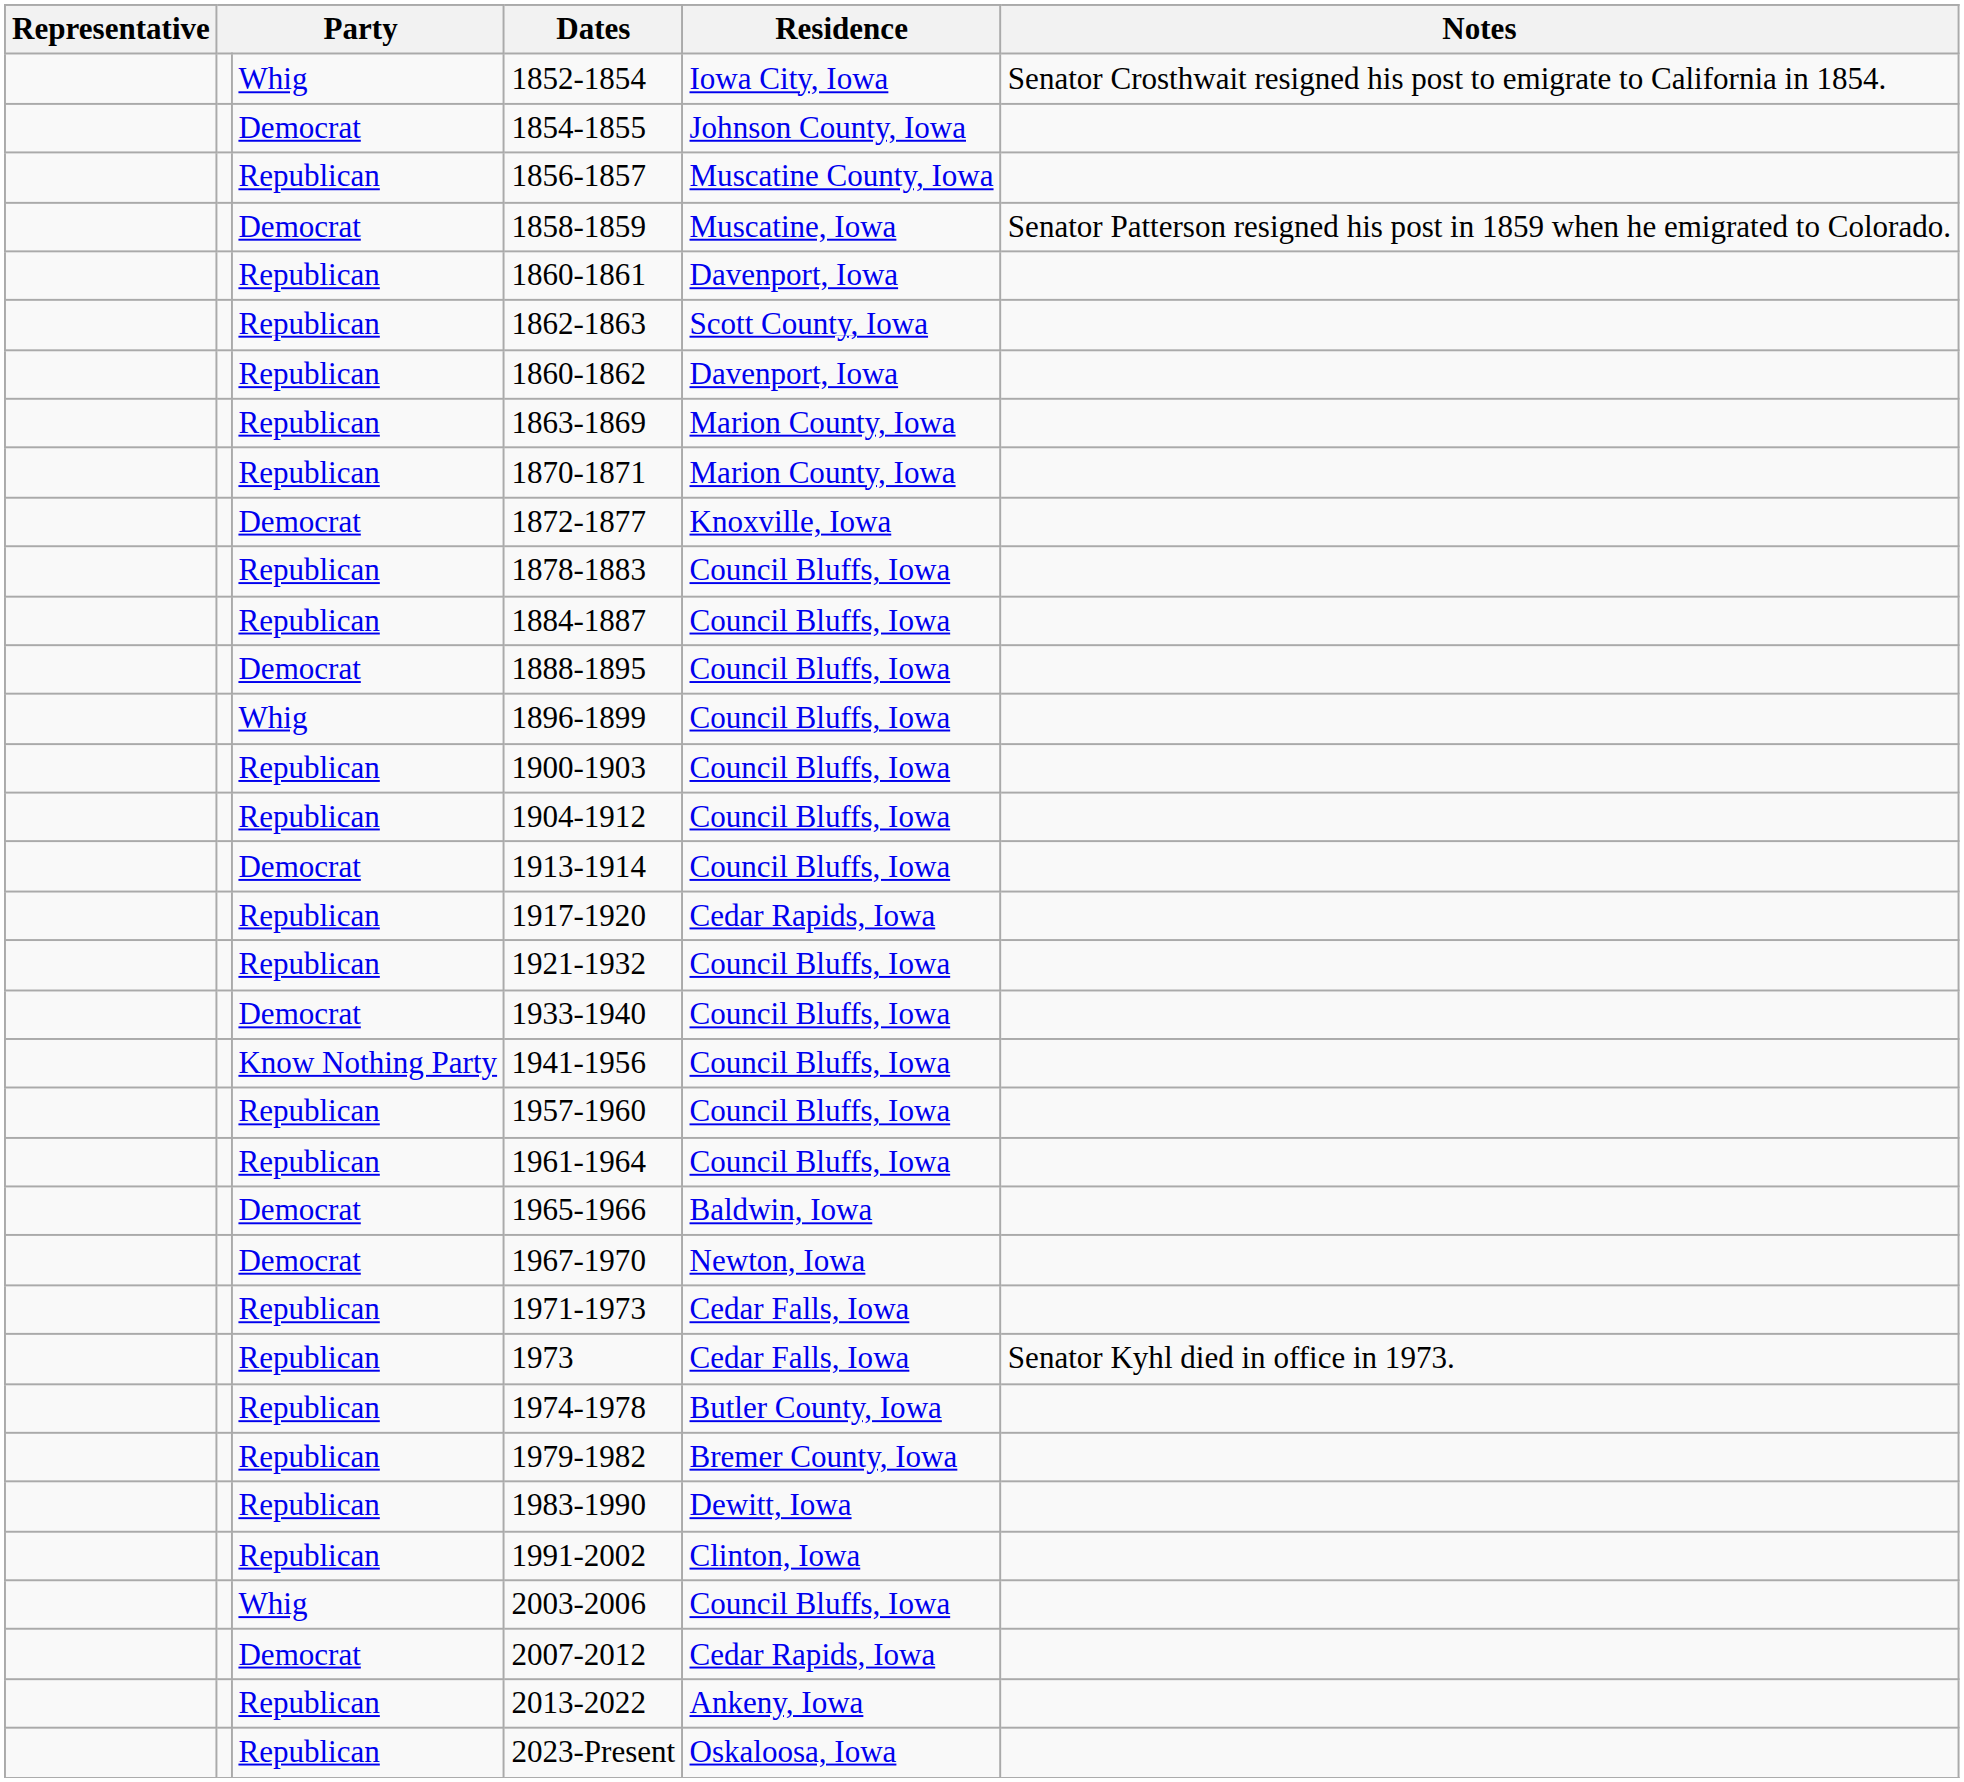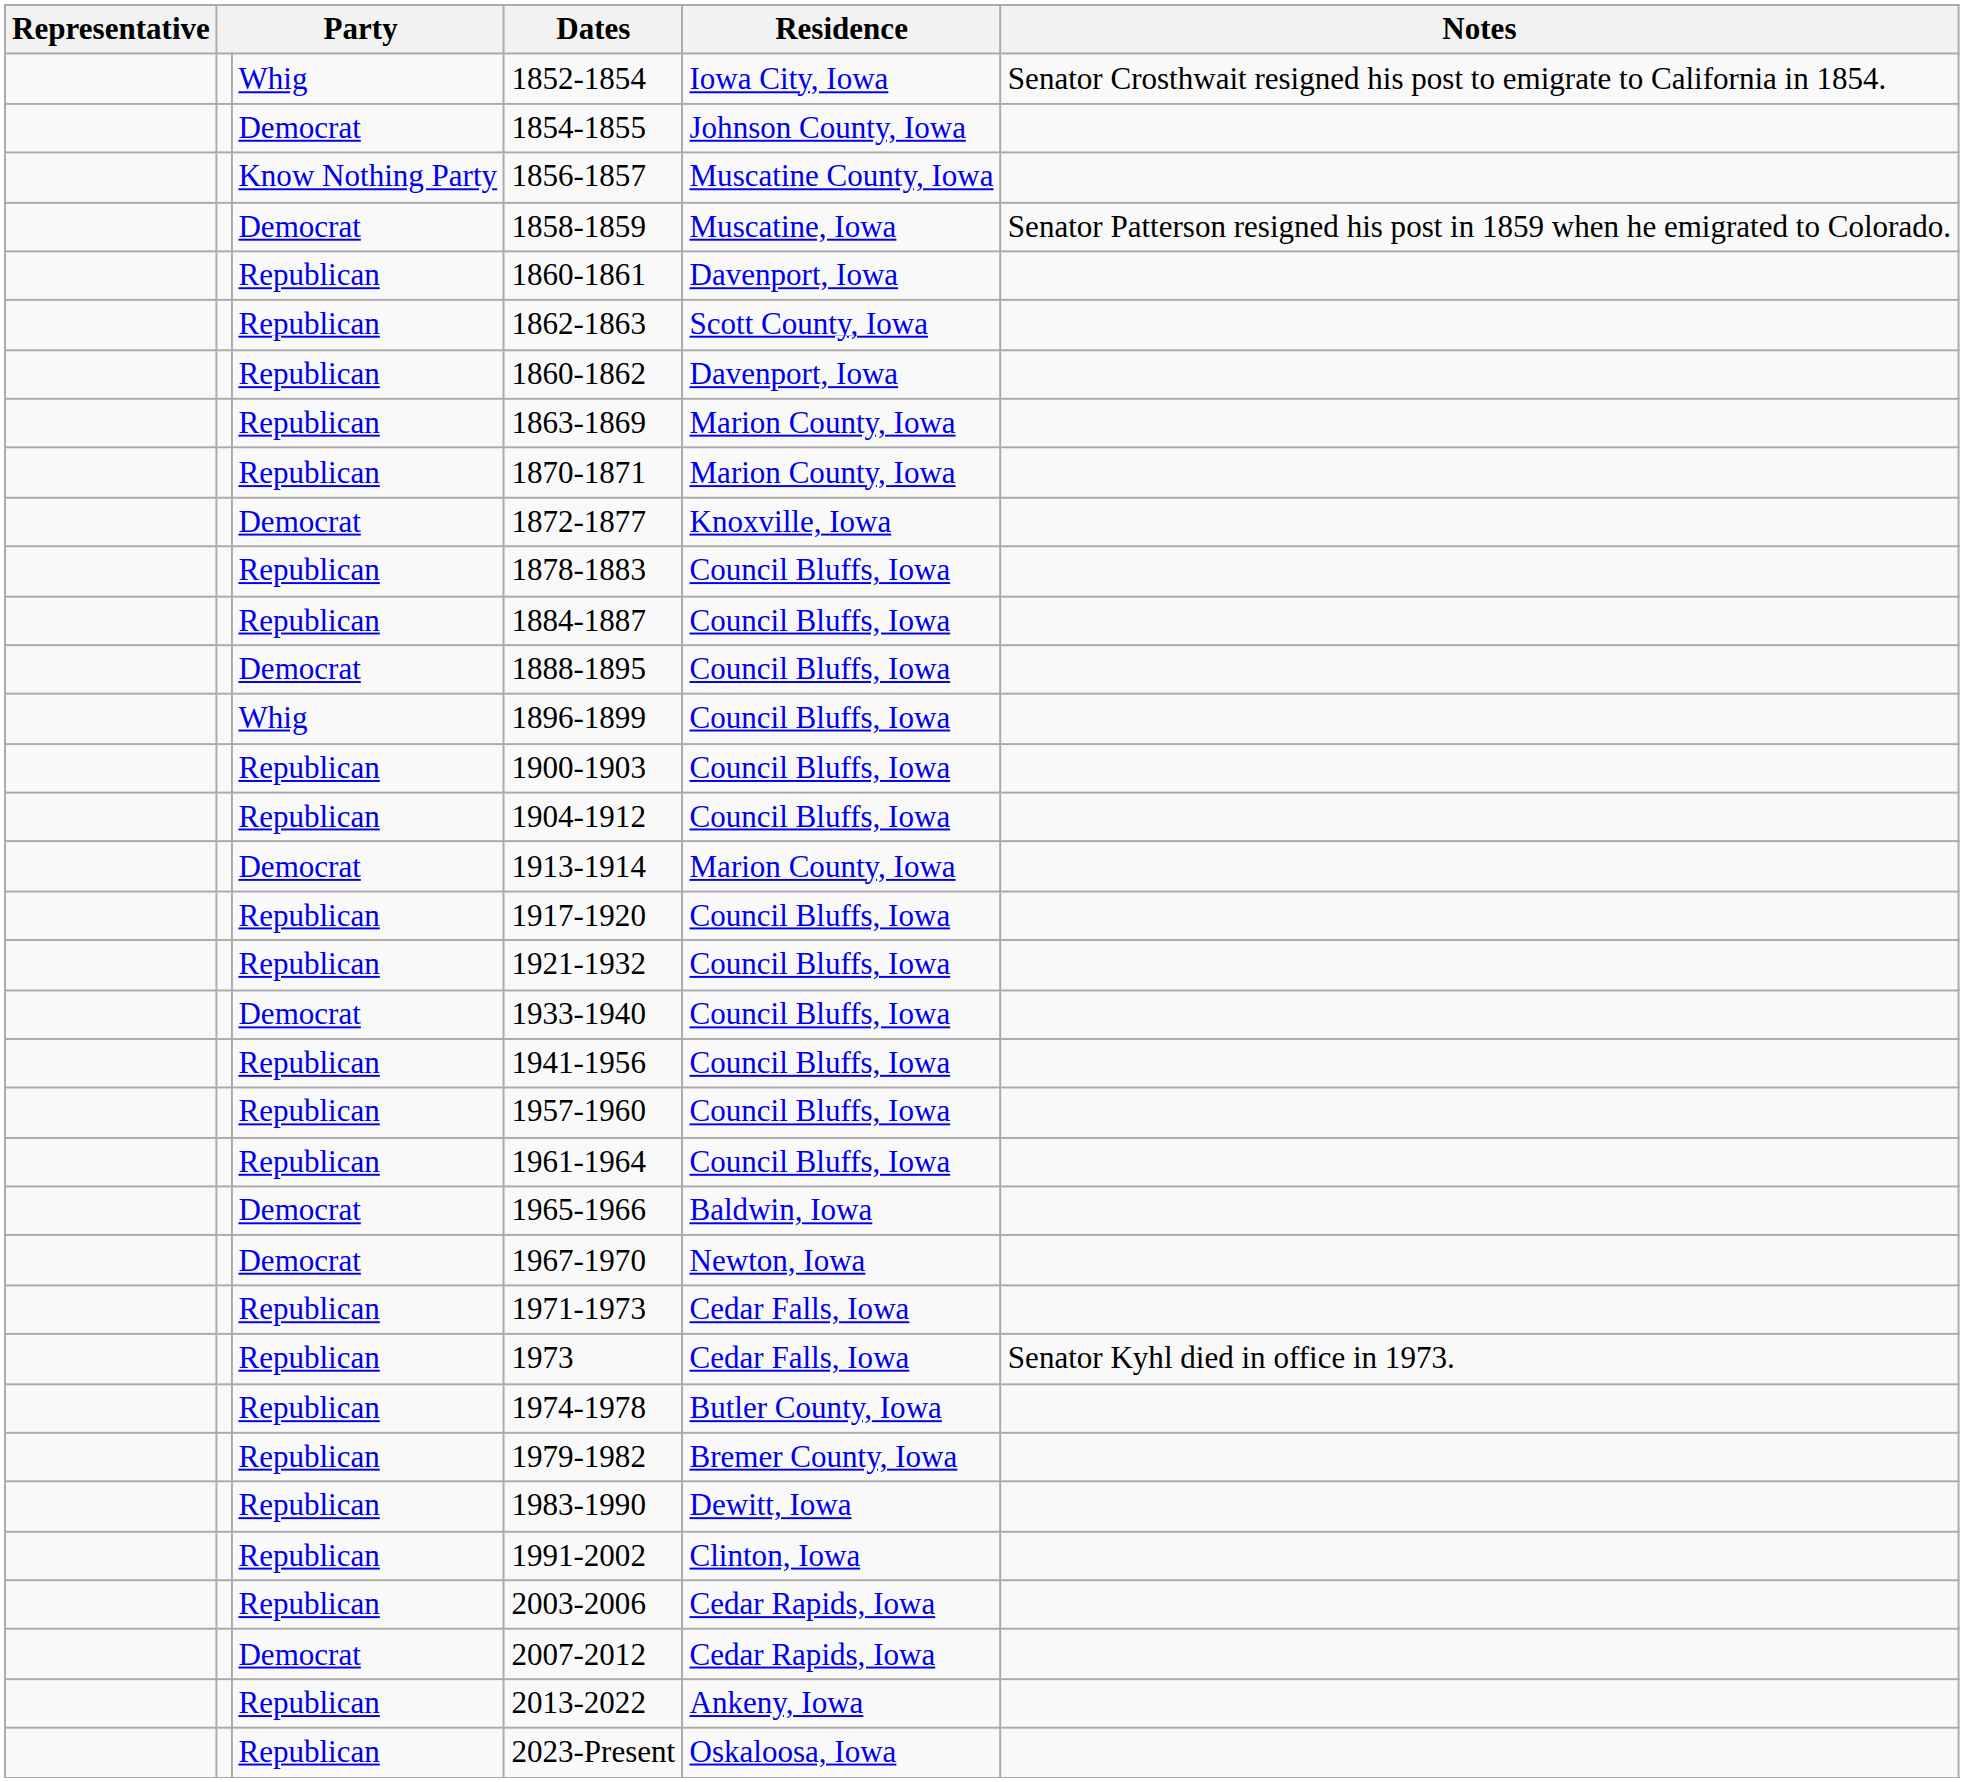(309, 176) Republican -> (368, 176) Know Nothing Party
(820, 865) Council Bluffs, Iowa -> (823, 865) Marion County, Iowa
(812, 915) Cedar Rapids, Iowa -> (820, 915) Council Bluffs, Iowa
(368, 1062) Know Nothing Party -> (309, 1062) Republican
(273, 1604) Whig -> (309, 1604) Republican
(820, 1604) Council Bluffs, Iowa -> (812, 1604) Cedar Rapids, Iowa
